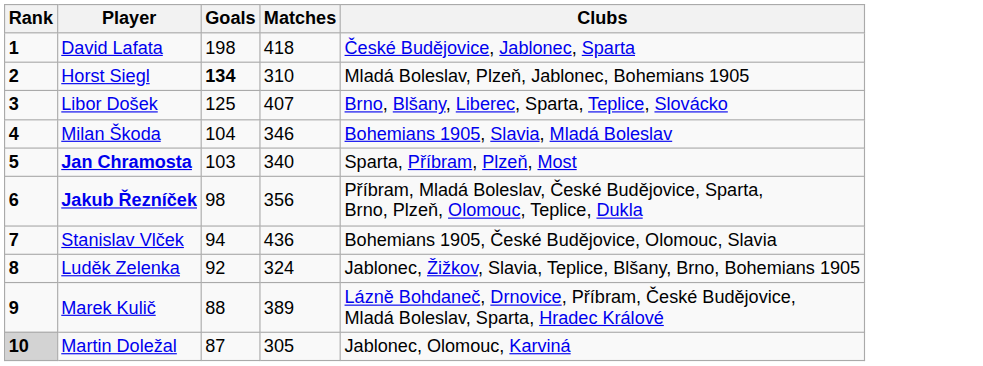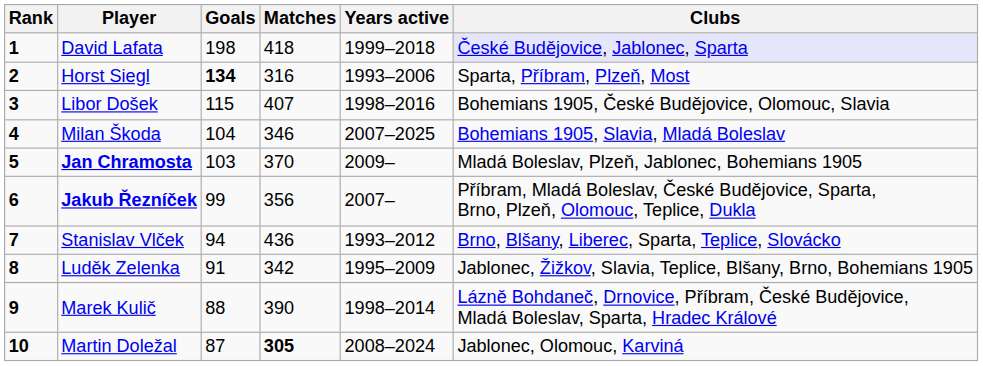+ column: (397, 18)
(490, 47) no background -> (603, 47) lavender background
(279, 76) 310 -> (279, 76) 316
(547, 76) Mladá Boleslav, Plzeň, Jablonec, Bohemians 1905 -> (574, 76) Sparta, Příbram, Plzeň, Most
(220, 104) 125 -> (220, 104) 115
(536, 104) Brno, Blšany, Liberec, Sparta, Teplice, Slovácko -> (674, 104) Bohemians 1905, České Budějovice, Olomouc, Slavia
(279, 162) 340 -> (279, 162) 370
(461, 162) Sparta, Příbram, Plzeň, Most -> (660, 162) Mladá Boleslav, Plzeň, Jablonec, Bohemians 1905
(215, 201) 98 -> (215, 201) 99
(561, 239) Bohemians 1905, České Budějovice, Olomouc, Slavia -> (649, 239) Brno, Blšany, Liberec, Sparta, Teplice, Slovácko
(215, 268) 92 -> (215, 268) 91
(279, 268) 324 -> (279, 268) 342
(279, 307) 389 -> (279, 307) 390
(19, 346) lightgrey background -> (19, 346) no background
(279, 346) normal -> (279, 346) bold
